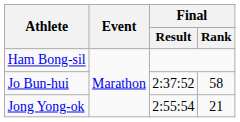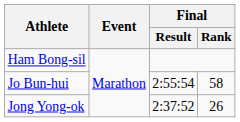(173, 83) 2:37:52 -> (173, 83) 2:55:54
(173, 106) 2:55:54 -> (173, 106) 2:37:52
(216, 106) 21 -> (216, 106) 26
